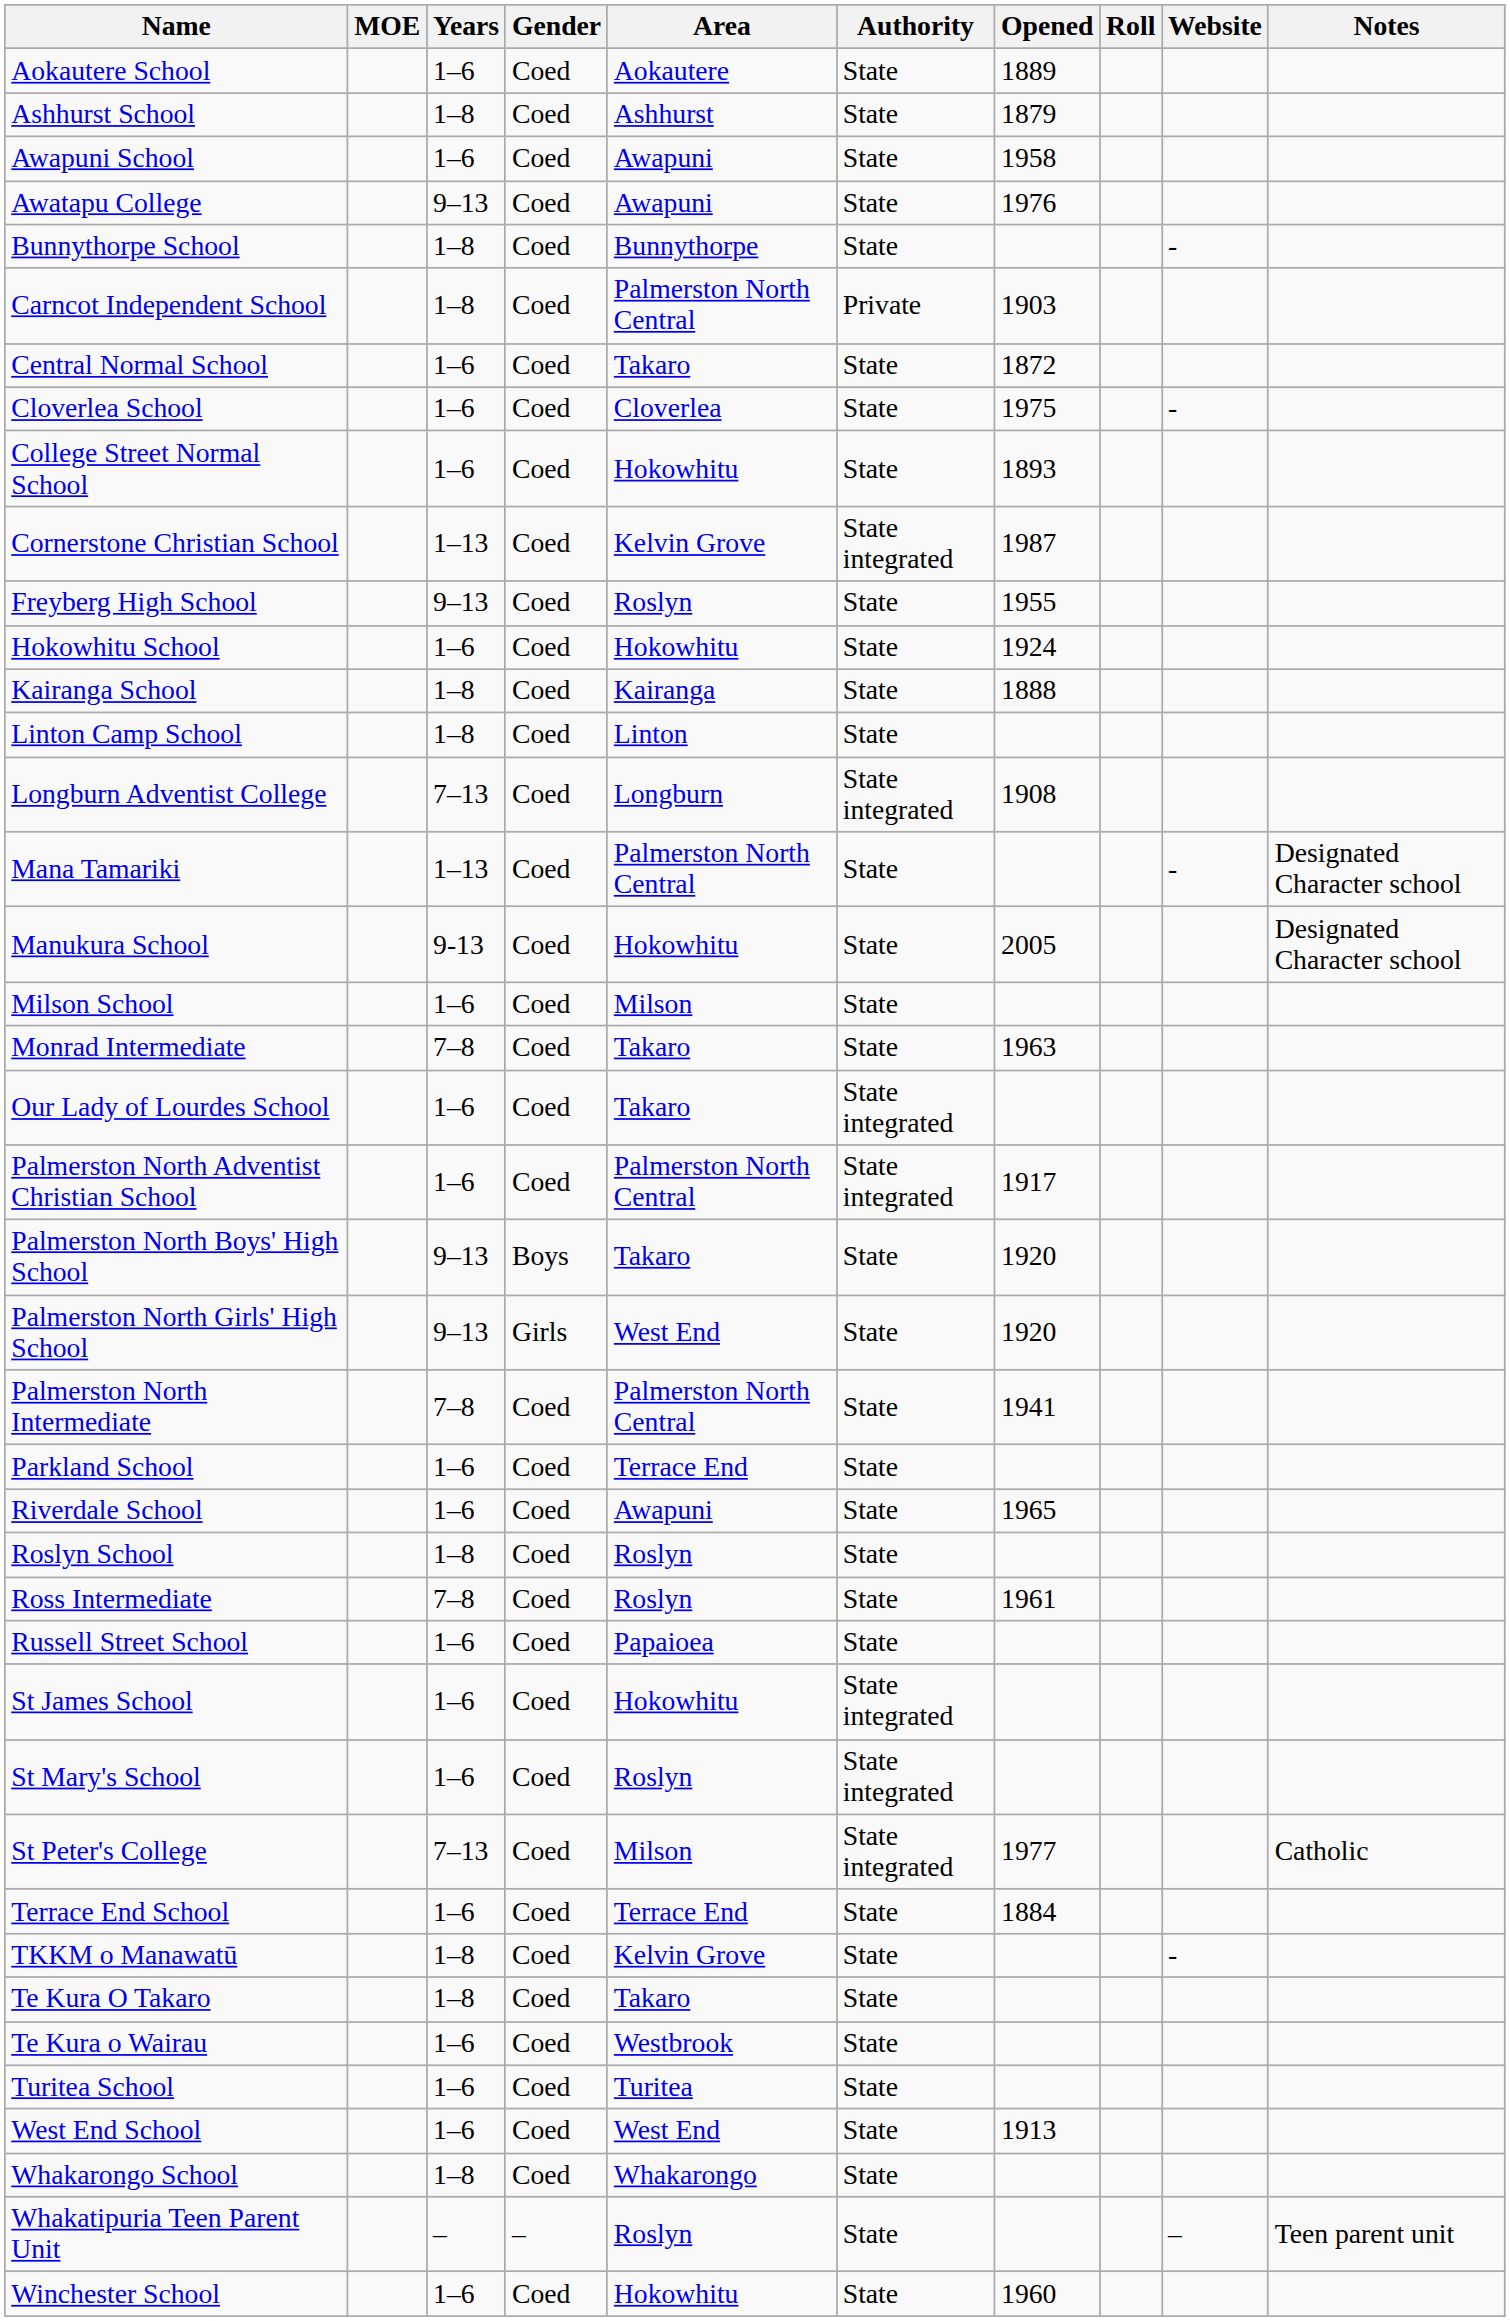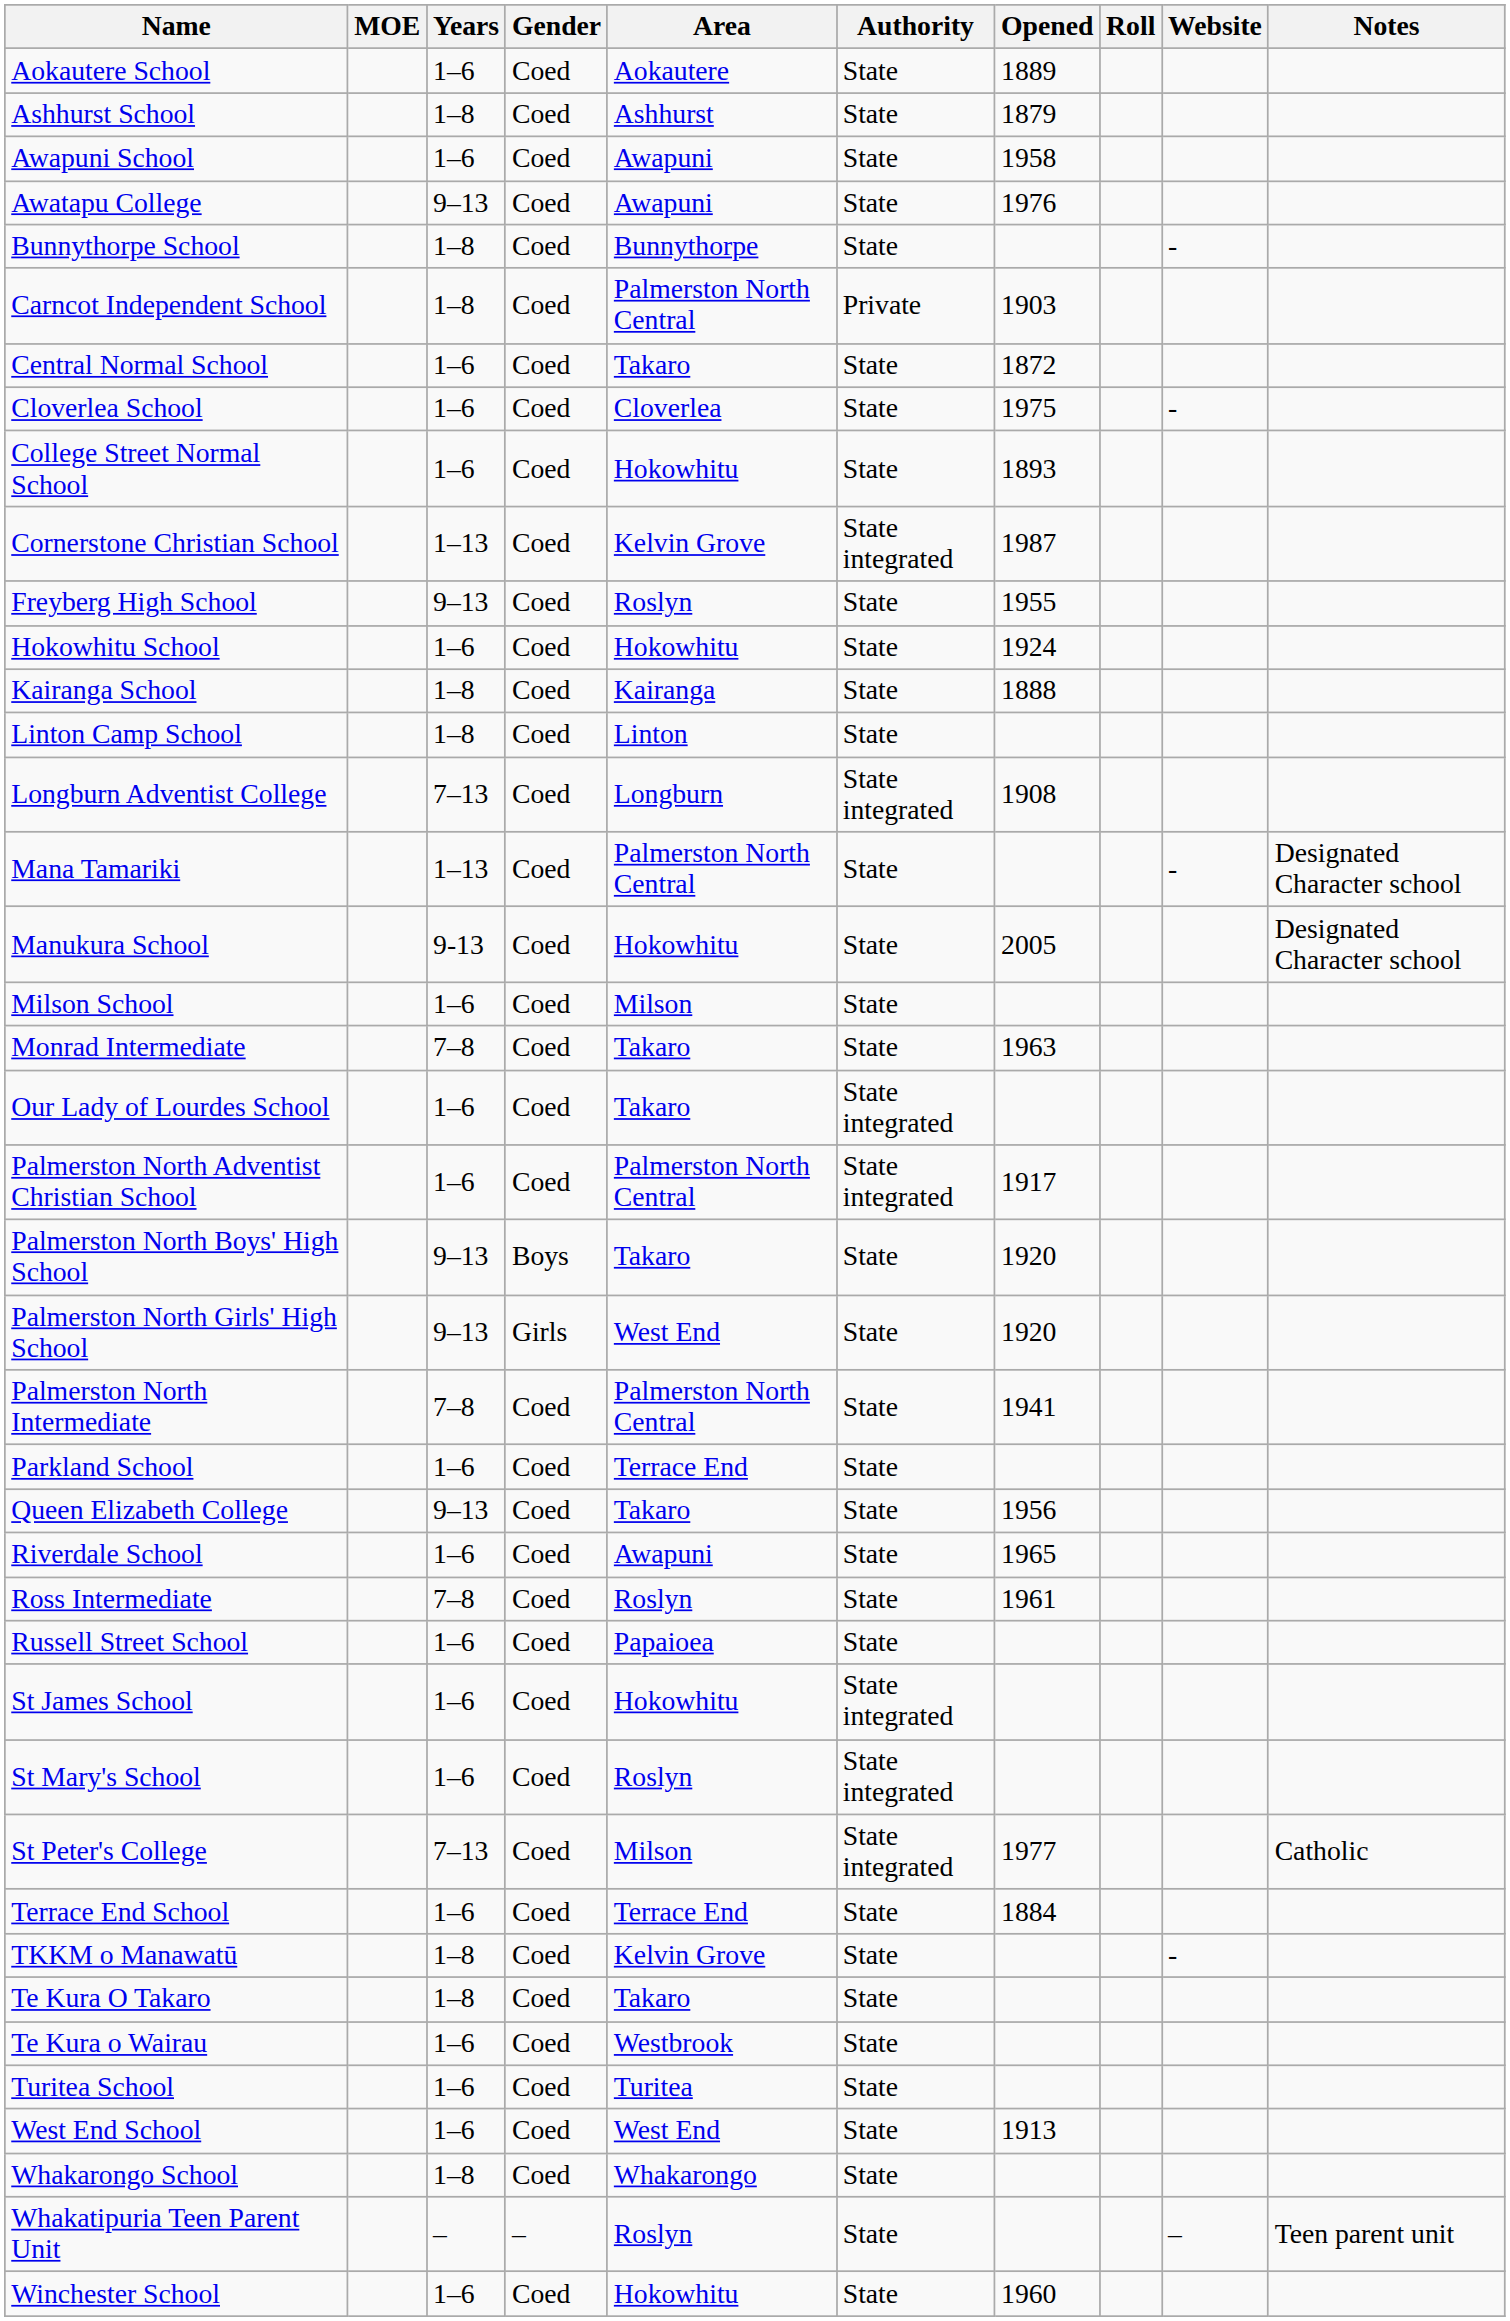+ row: (150, 1510)
- row: (92, 1554)
